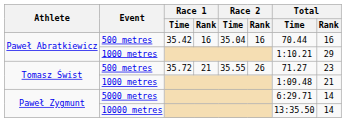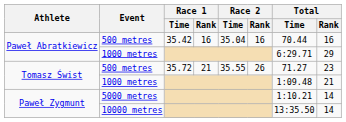(294, 54) 1:10.21 -> (294, 54) 6:29.71
(294, 96) 6:29.71 -> (294, 96) 1:10.21
